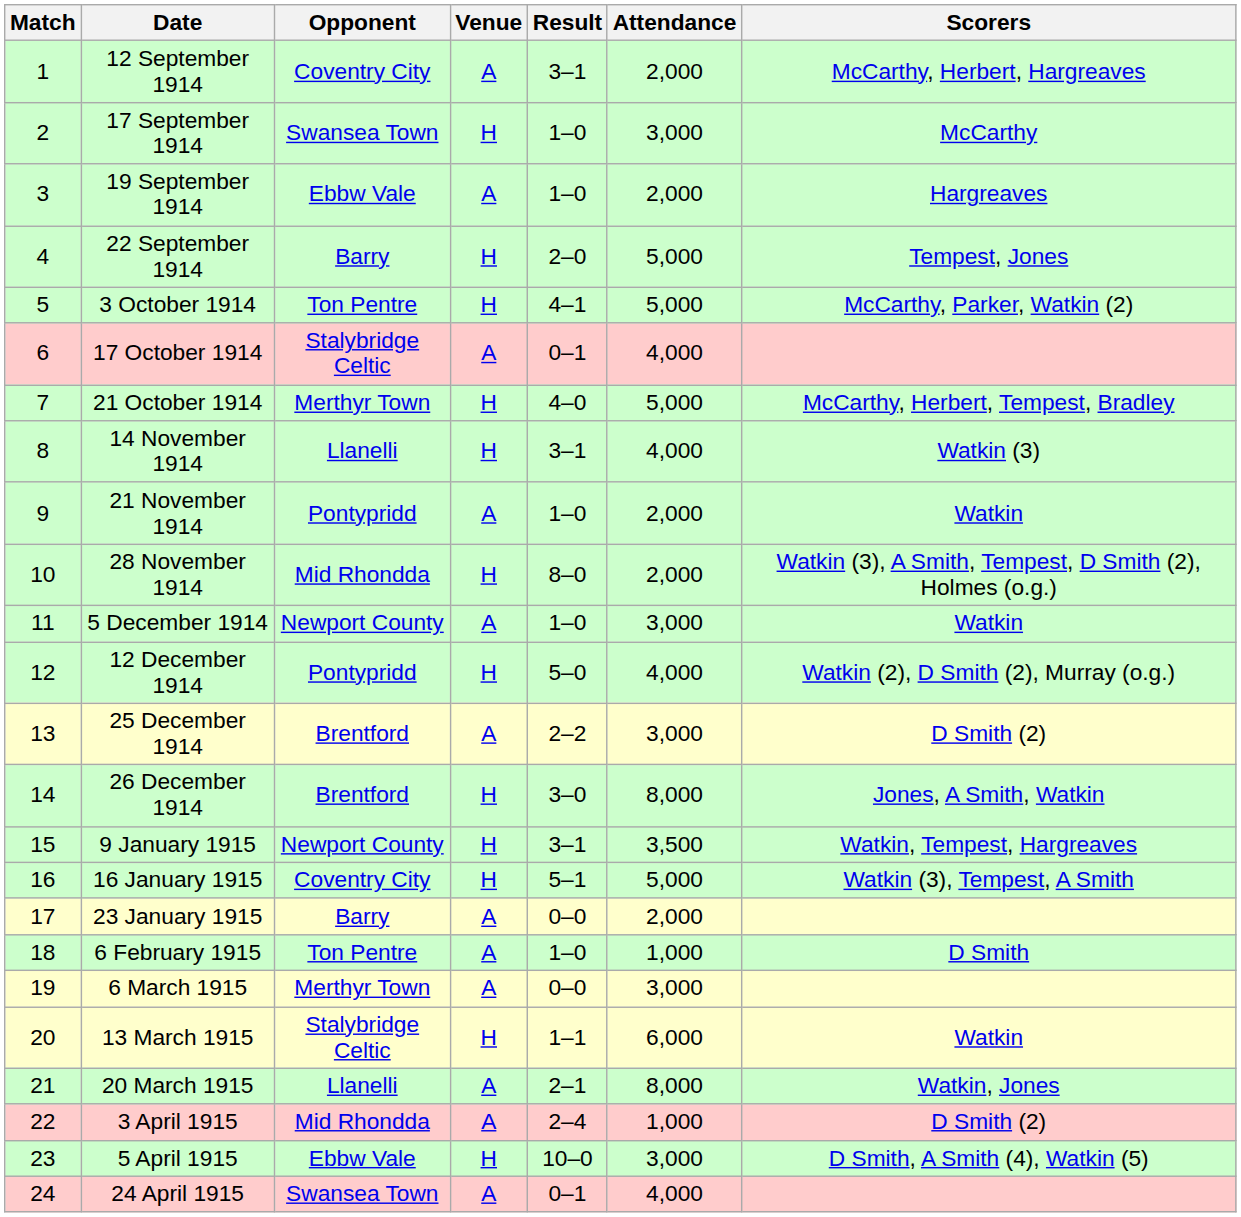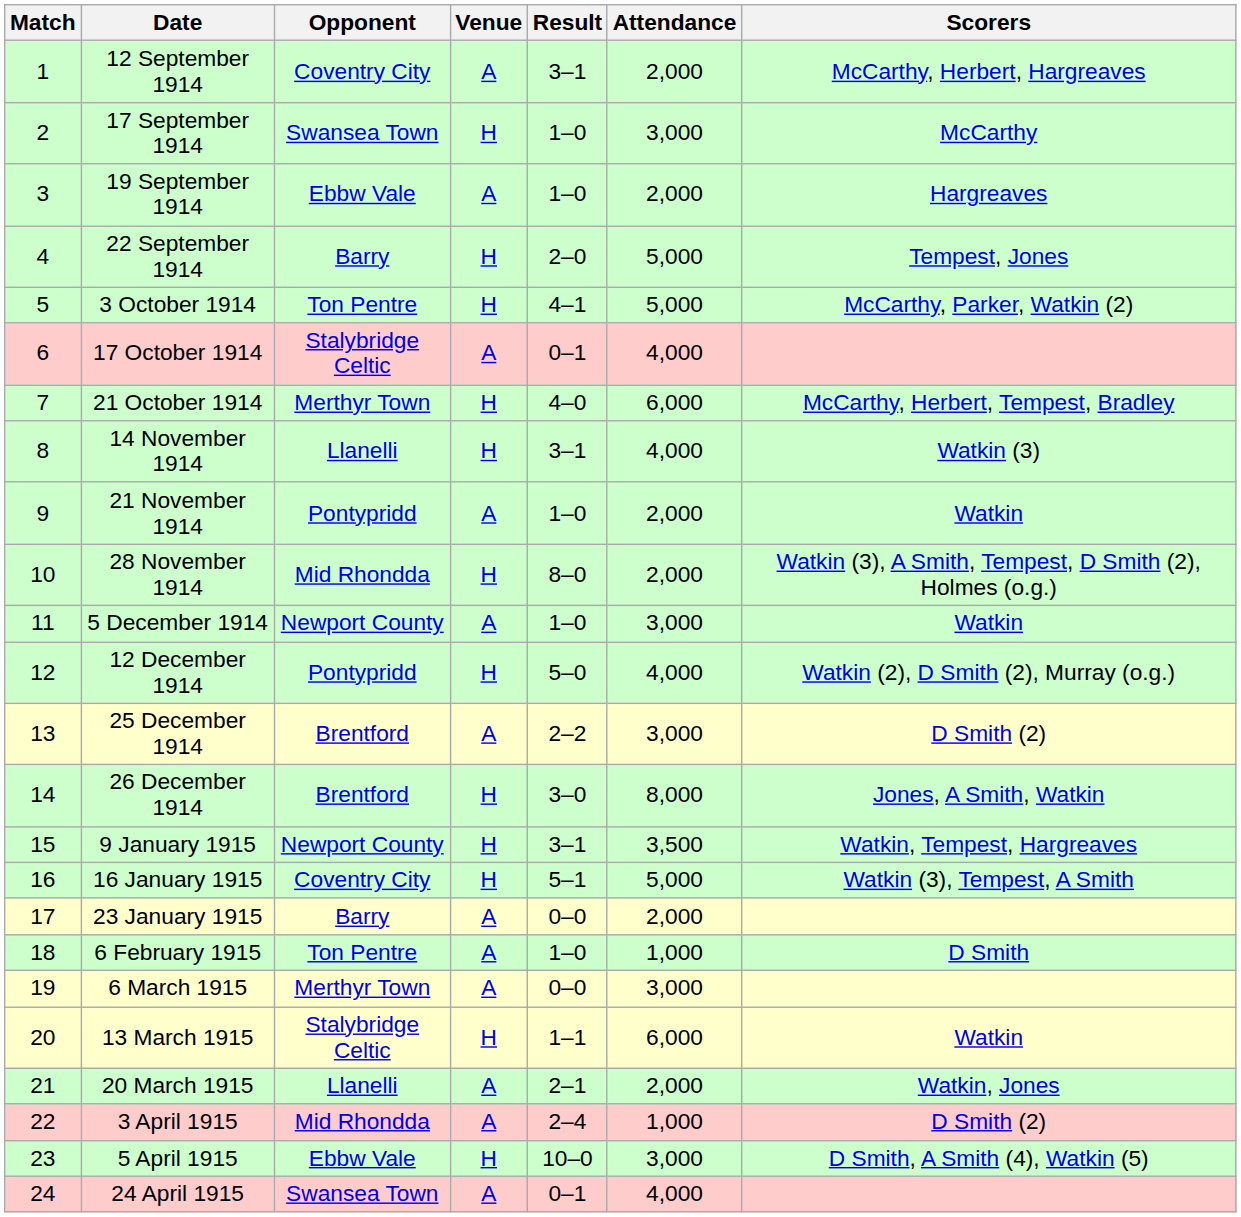(674, 402) 5,000 -> (674, 402) 6,000
(674, 1085) 8,000 -> (674, 1085) 2,000
